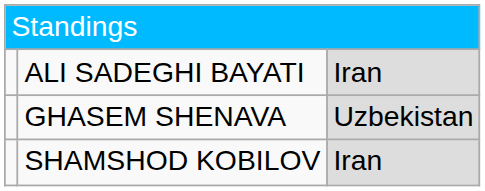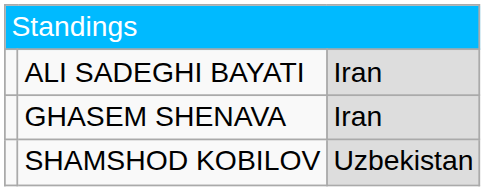(403, 116) Uzbekistan -> (358, 116) Iran
(358, 161) Iran -> (403, 161) Uzbekistan
